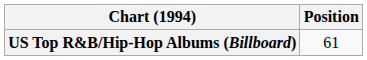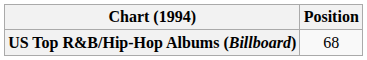(331, 42) 61 -> (331, 42) 68
